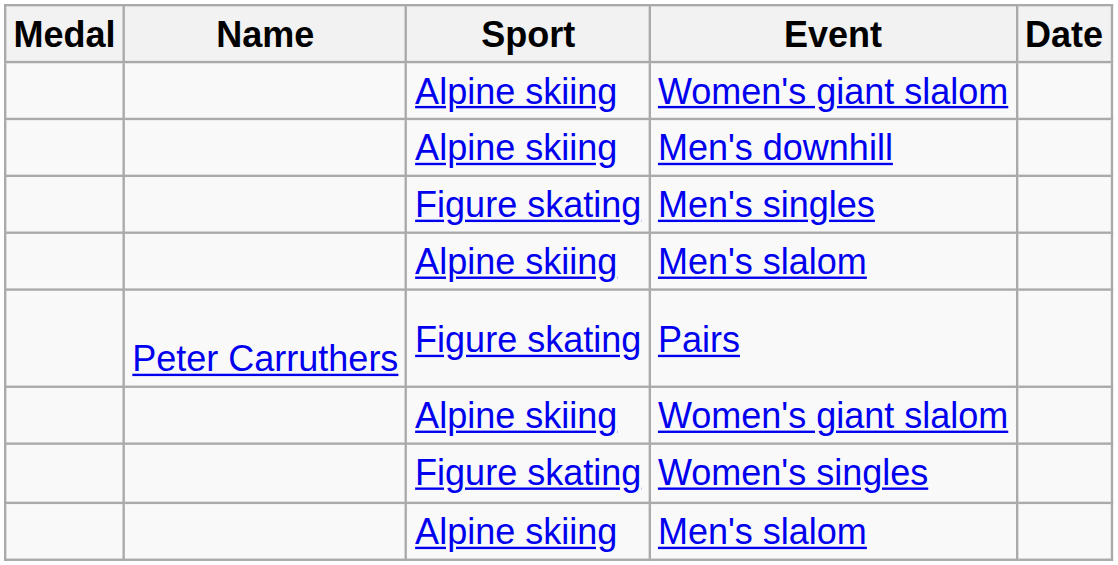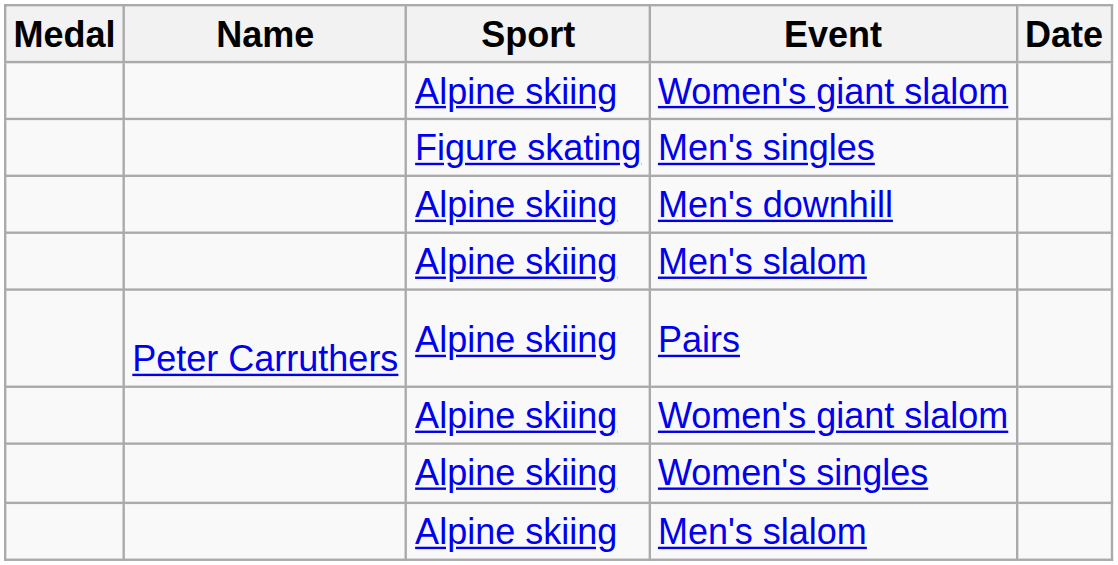rows swapped: (265, 148) <-> (265, 205)
(528, 339) Figure skating -> (516, 339) Alpine skiing
(528, 473) Figure skating -> (516, 473) Alpine skiing
